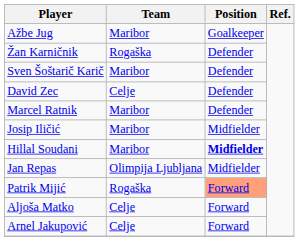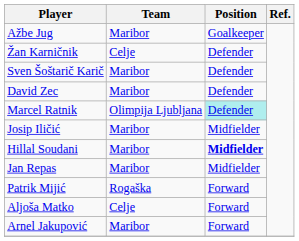(130, 52) Rogaška -> (122, 52) Celje
(122, 91) Celje -> (129, 91) Maribor
(129, 110) Maribor -> (156, 110) Olimpija Ljubljana
(230, 110) no background -> (230, 110) paleturquoise background
(156, 168) Olimpija Ljubljana -> (129, 168) Maribor
(228, 187) lightsalmon background -> (228, 187) no background
(122, 226) Celje -> (129, 226) Maribor
